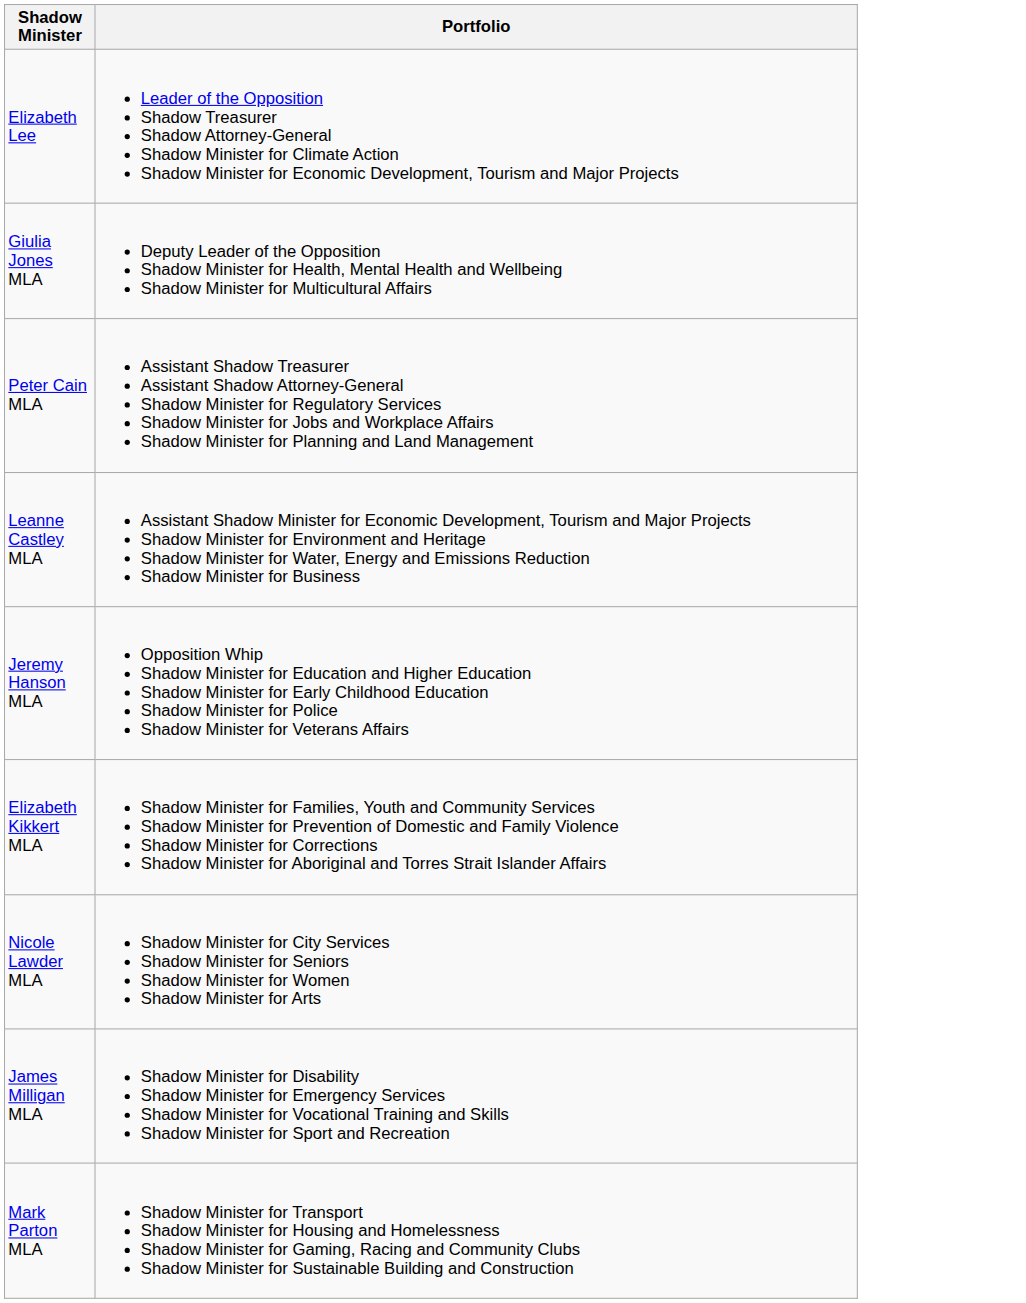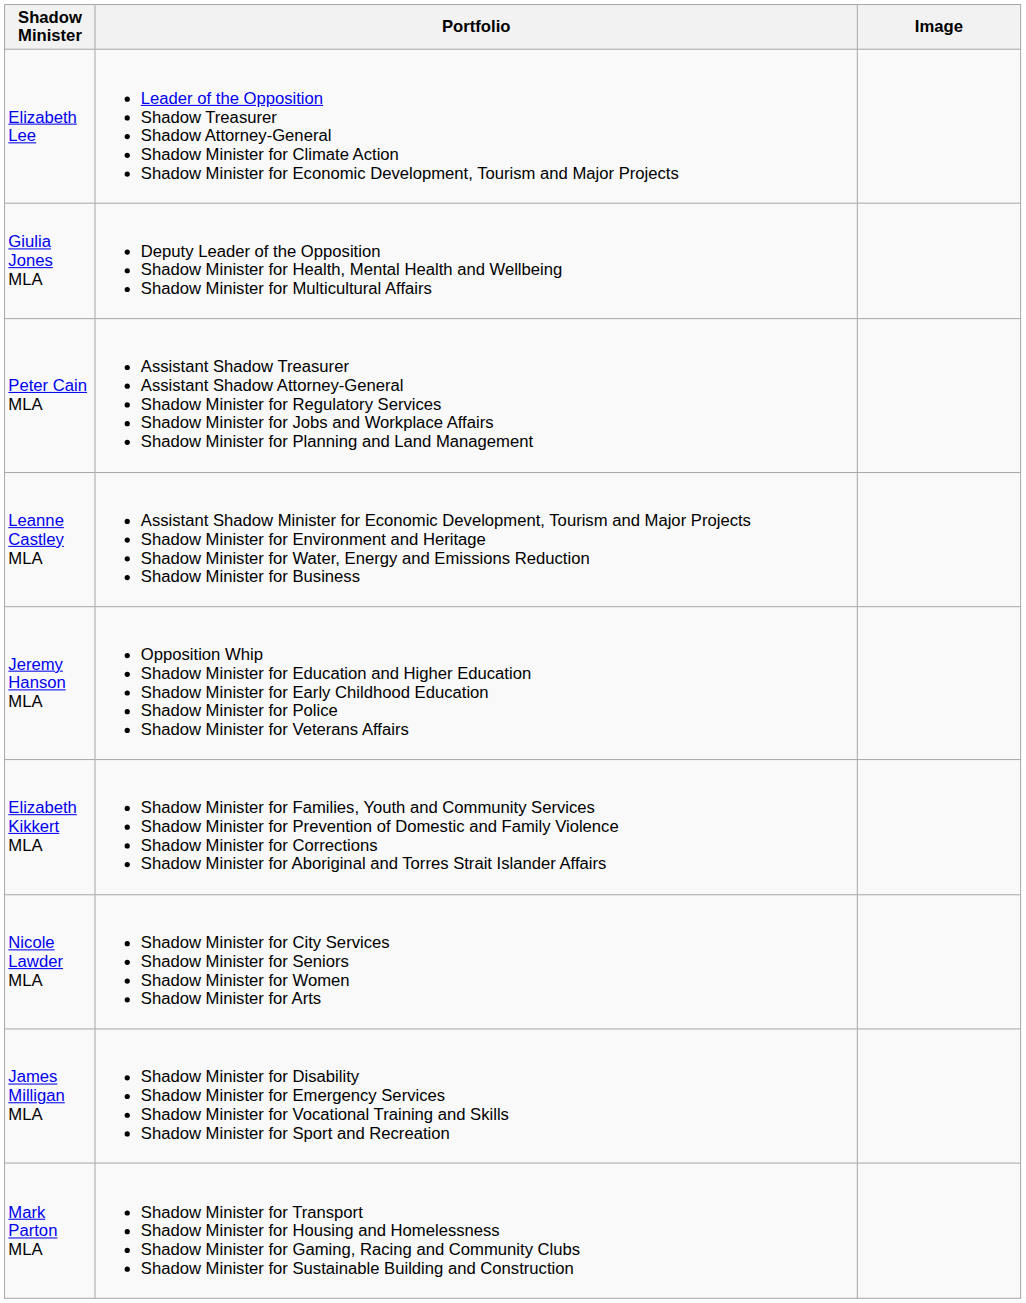+ column: (939, 27)
